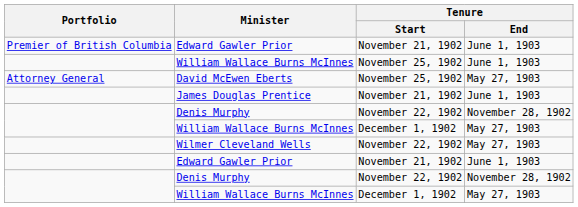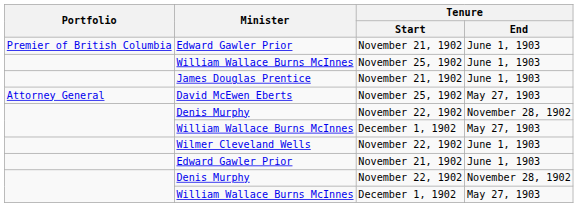rows swapped: (234, 79) <-> (244, 95)
(504, 145) May 27, 1903 -> (504, 145) June 1, 1903
